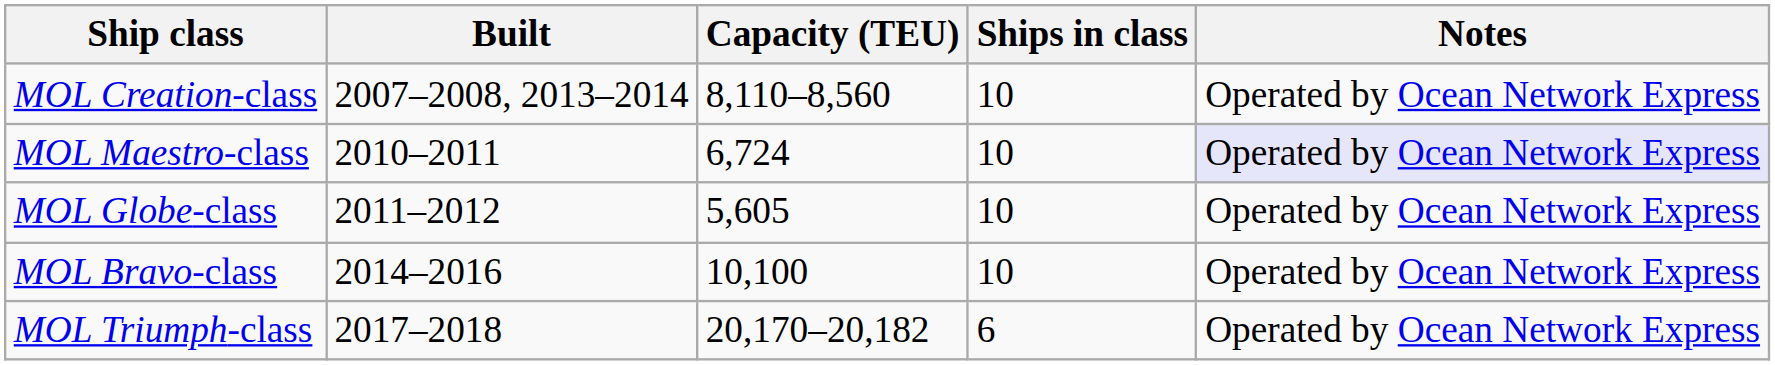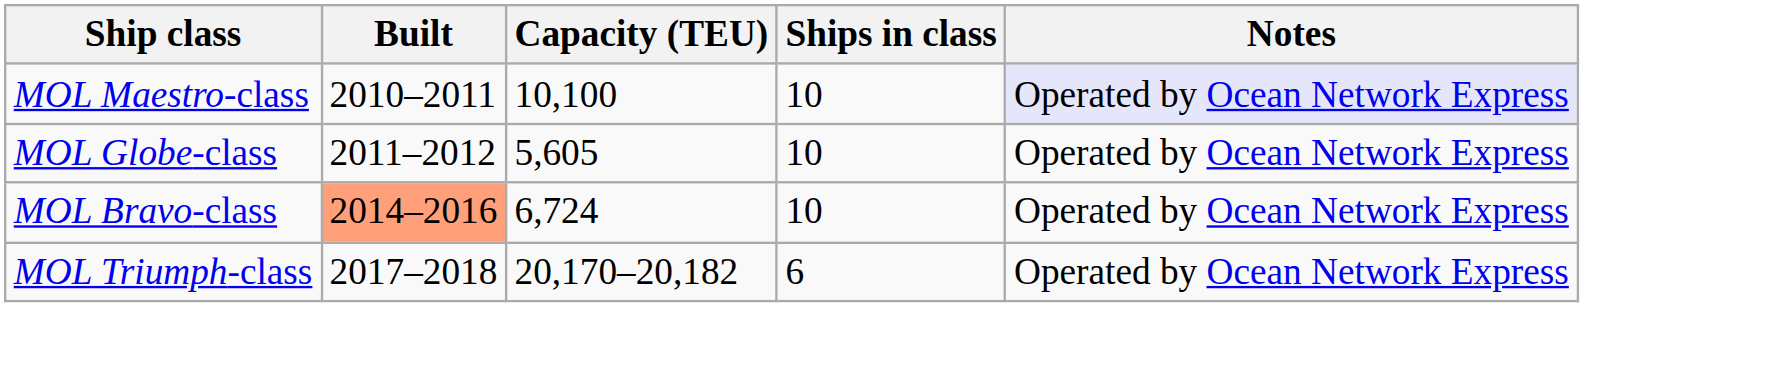- row: (165, 93)
(748, 152) 6,724 -> (566, 93) 10,100
(418, 270) no background -> (413, 211) lightsalmon background
(757, 270) 10,100 -> (556, 211) 6,724
